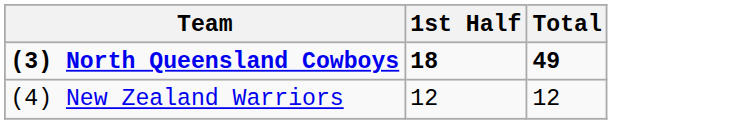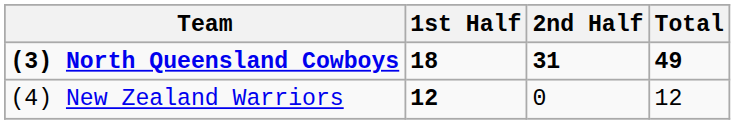+ column: (588, 24)
(424, 99) normal -> (424, 99) bold
